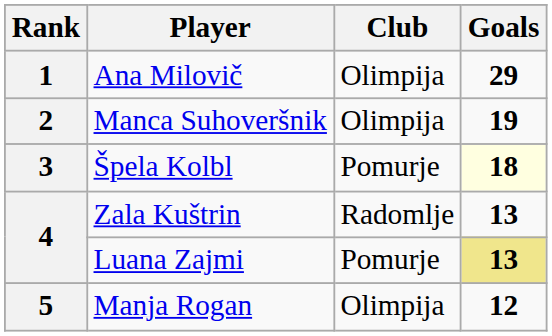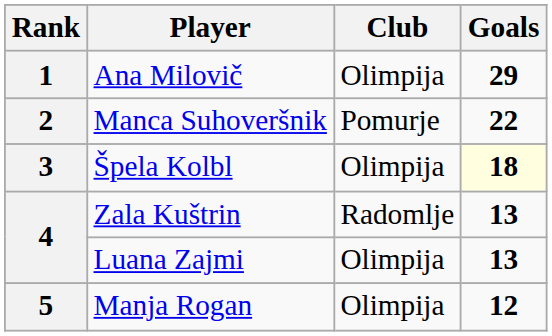(392, 120) Olimpija -> (390, 120) Pomurje
(504, 120) 19 -> (504, 120) 22
(390, 167) Pomurje -> (392, 167) Olimpija
(390, 259) Pomurje -> (392, 259) Olimpija
(504, 259) khaki background -> (504, 259) no background
